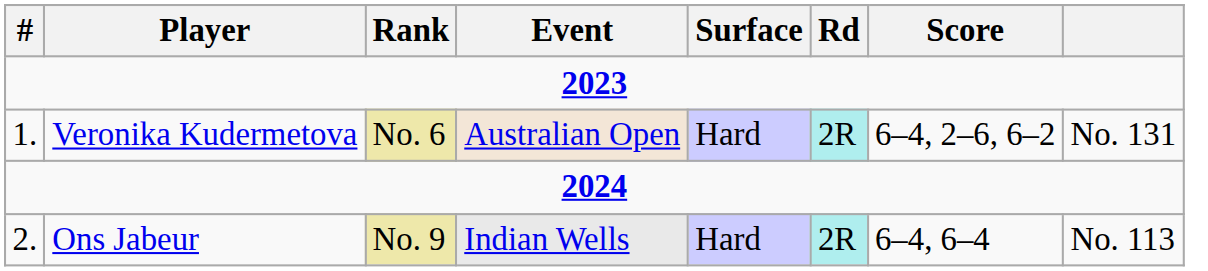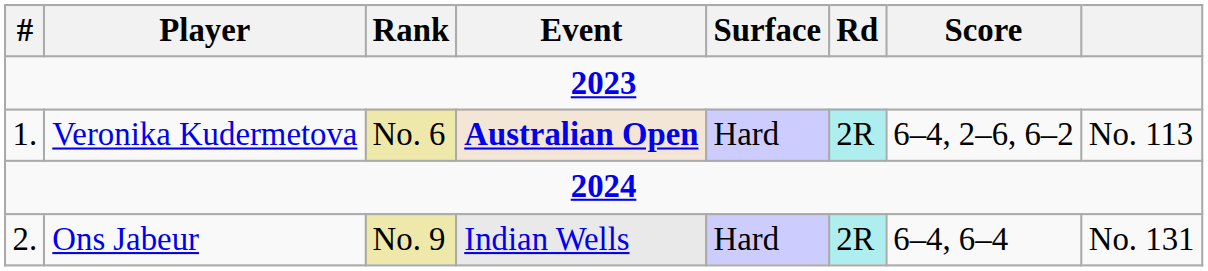(572, 134) normal -> (581, 134) bold
(1123, 134) No. 131 -> (1141, 134) No. 113
(1123, 238) No. 113 -> (1142, 238) No. 131
